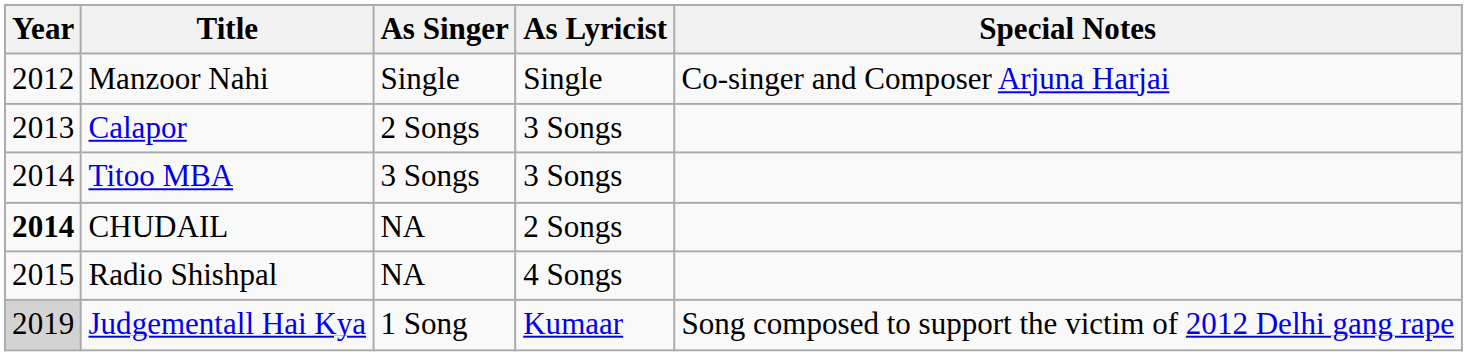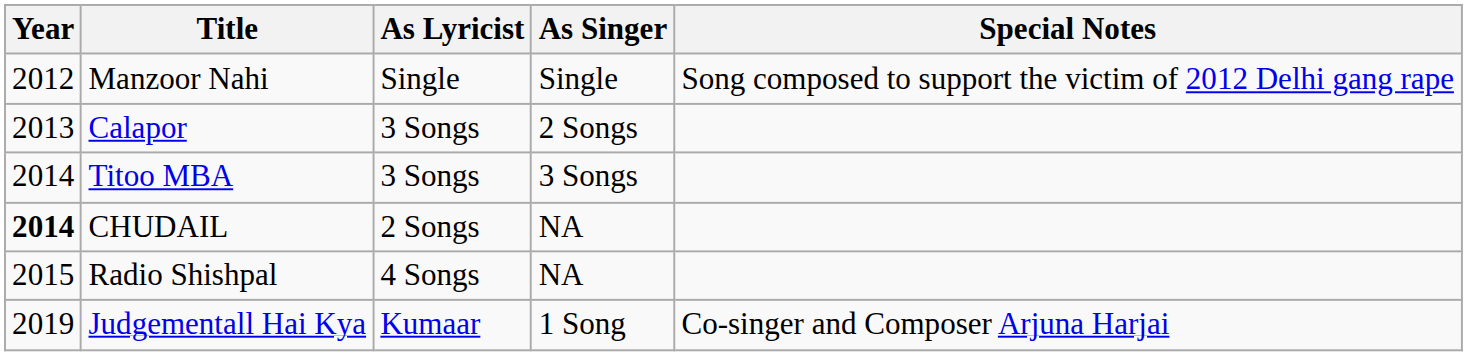columns swapped: (595, 29) <-> (445, 29)
(925, 78) Co-singer and Composer Arjuna Harjai -> (1068, 78) Song composed to support the victim of 2012 Delhi gang rape
(43, 324) lightgrey background -> (43, 324) no background
(1068, 324) Song composed to support the victim of 2012 Delhi gang rape -> (925, 324) Co-singer and Composer Arjuna Harjai
